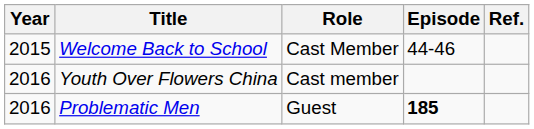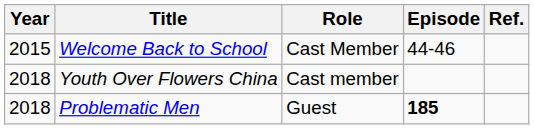(30, 78) 2016 -> (30, 78) 2018
(30, 108) 2016 -> (30, 108) 2018
